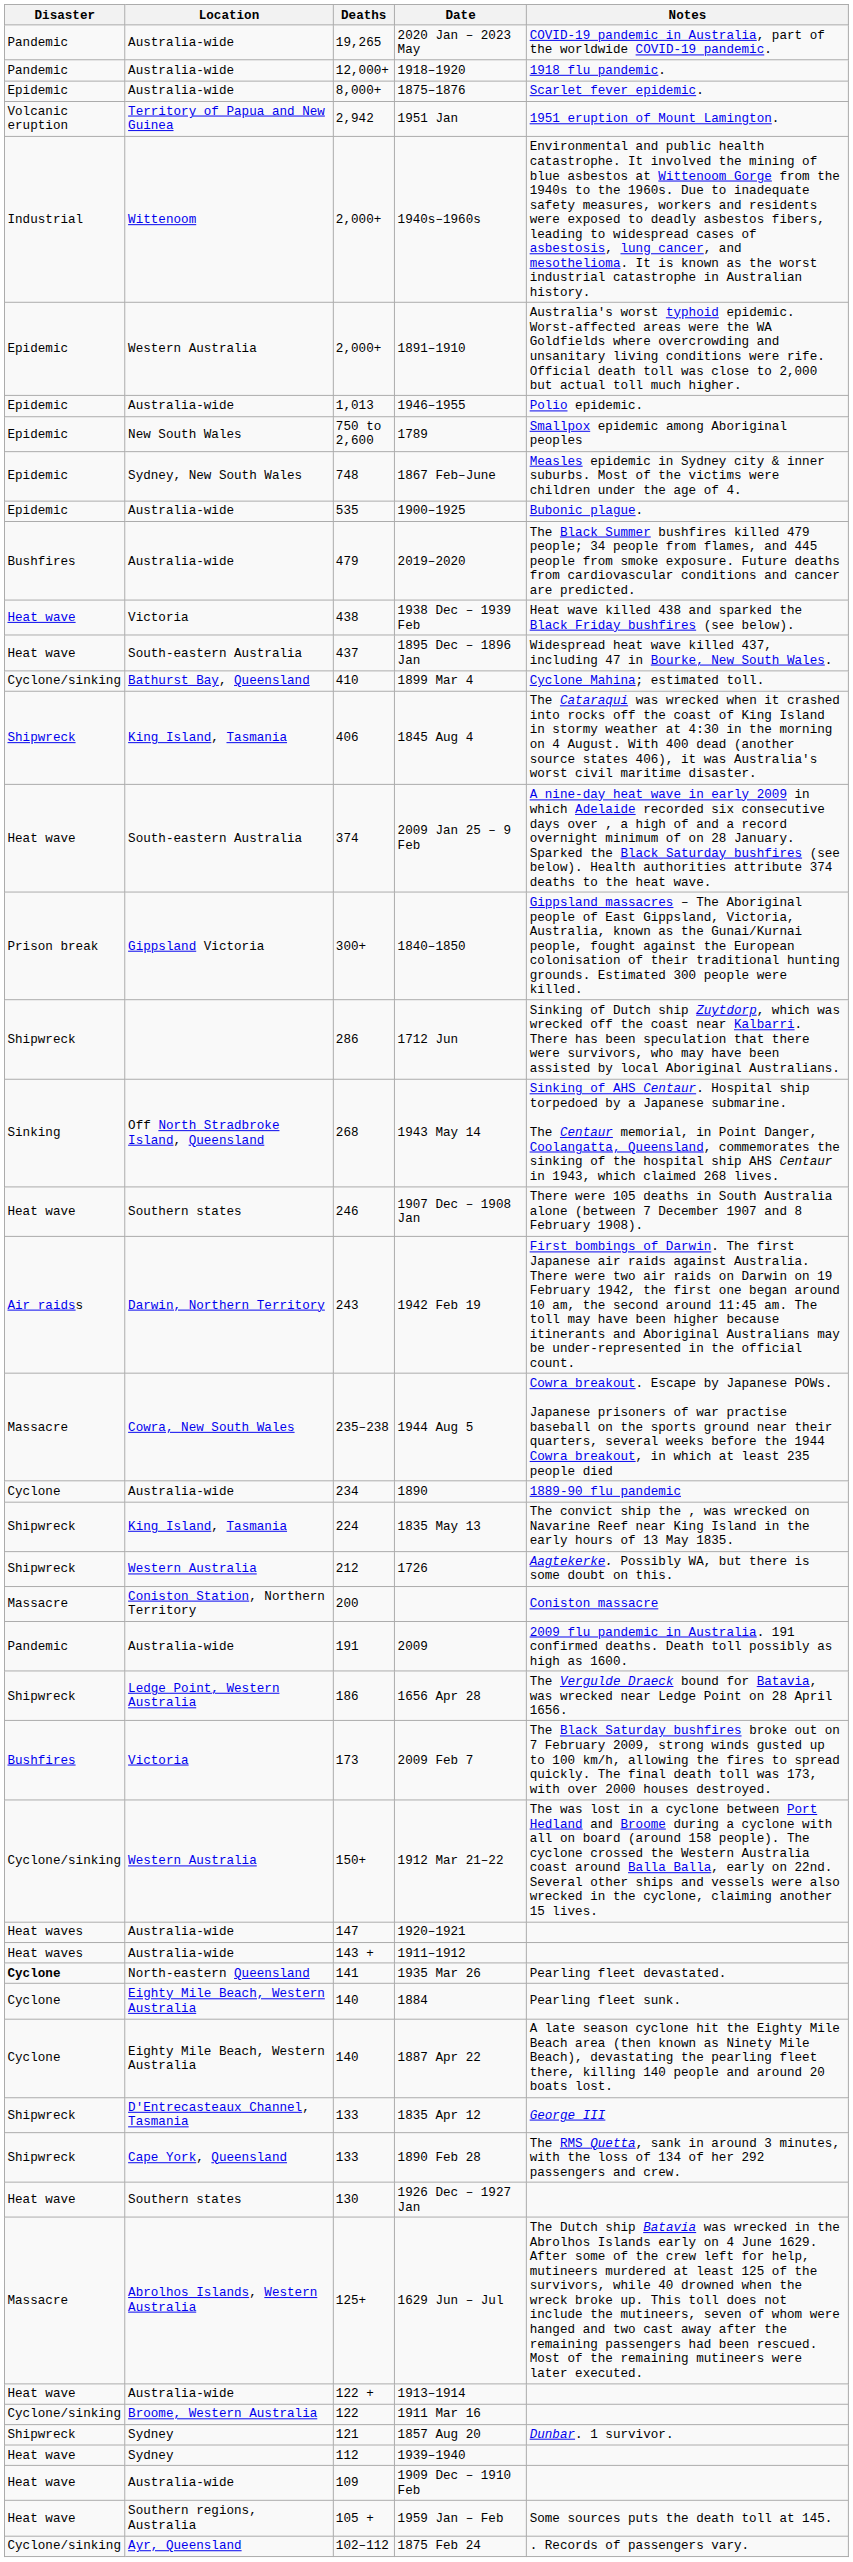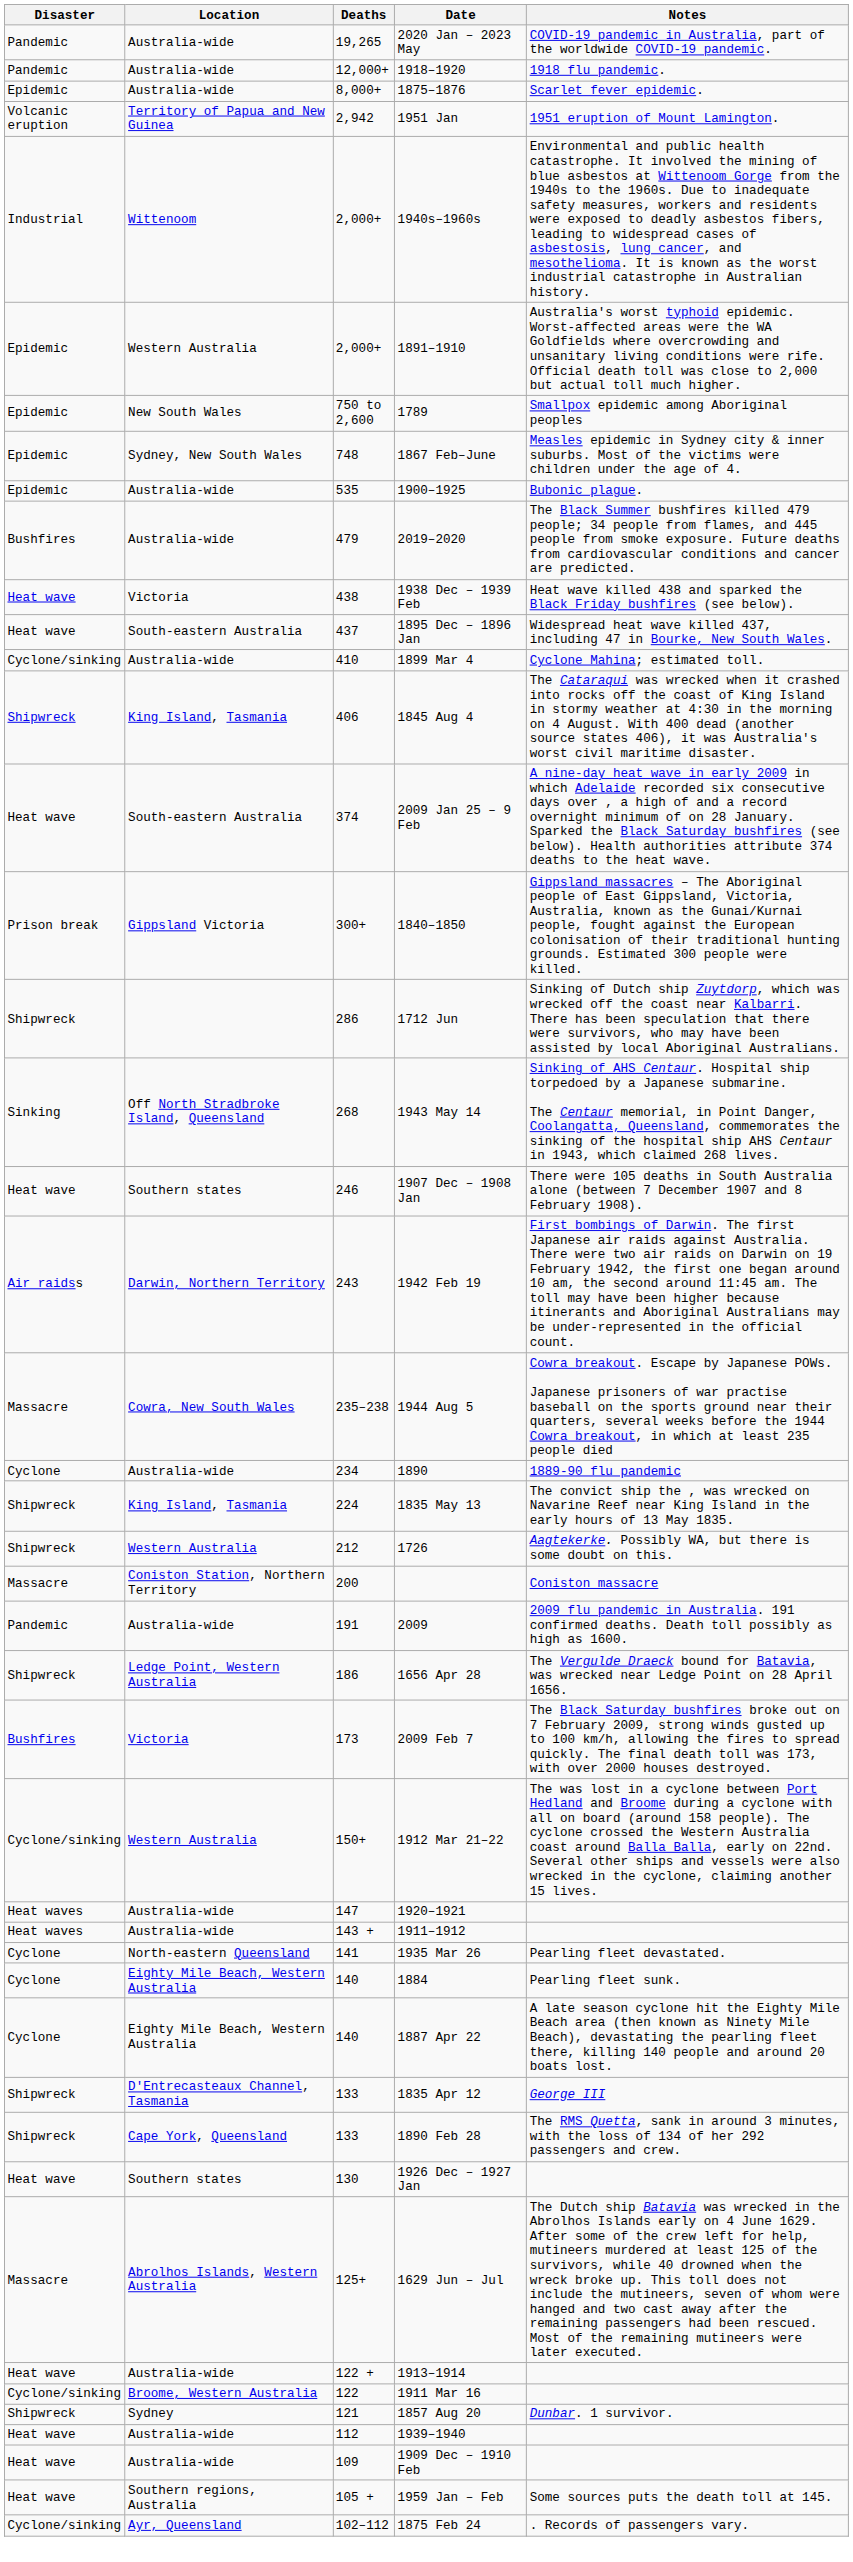- row: (432, 406)
(219, 681) Bathurst Bay, Queensland -> (181, 660) Australia-wide
(34, 1973) bold -> (34, 1953) normal
(151, 2455) Sydney -> (181, 2435) Australia-wide
